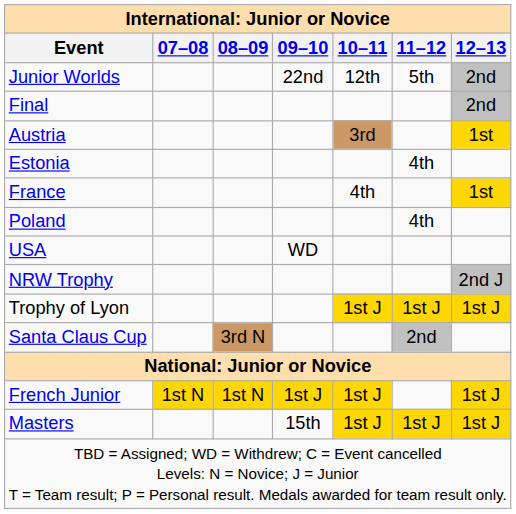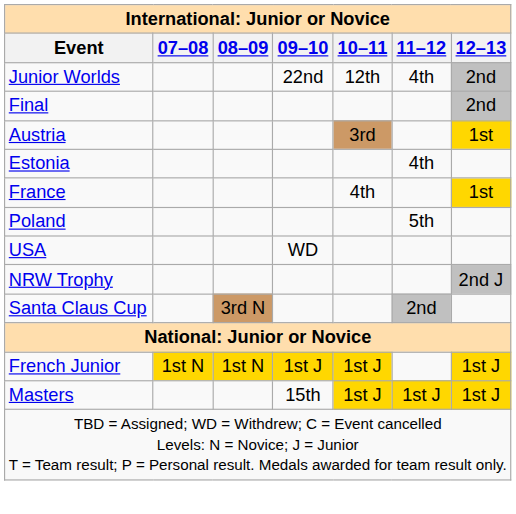(421, 76) 5th -> (421, 76) 4th
(421, 221) 4th -> (421, 221) 5th
- row: (69, 308)
